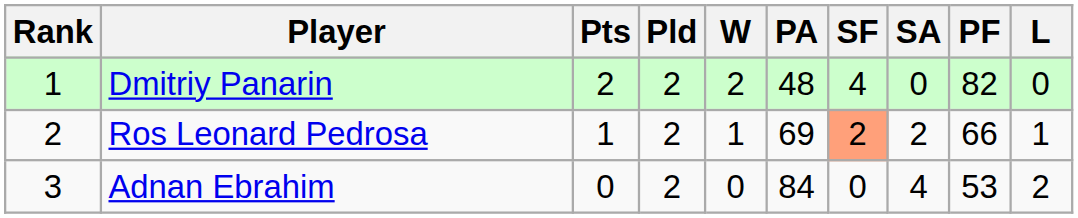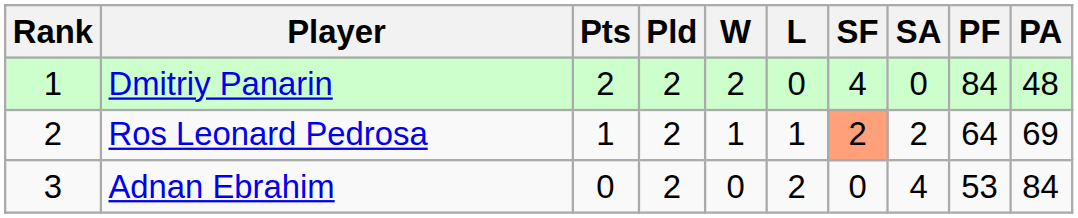columns swapped: (1041, 31) <-> (797, 31)
(980, 83) 82 -> (980, 83) 84
(980, 135) 66 -> (980, 135) 64
